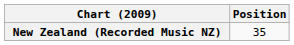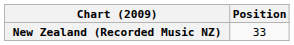(260, 32) 35 -> (260, 32) 33
